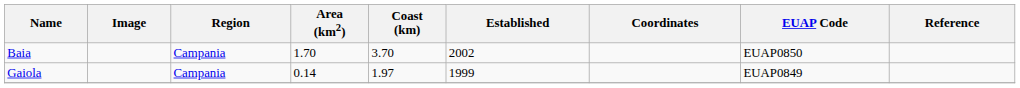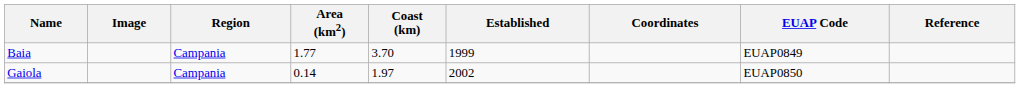(305, 52) 1.70 -> (305, 52) 1.77
(462, 52) 2002 -> (462, 52) 1999
(773, 52) EUAP0850 -> (773, 52) EUAP0849
(462, 73) 1999 -> (462, 73) 2002
(773, 73) EUAP0849 -> (773, 73) EUAP0850
